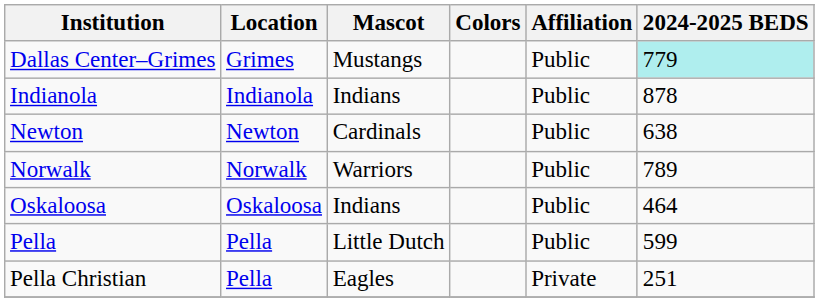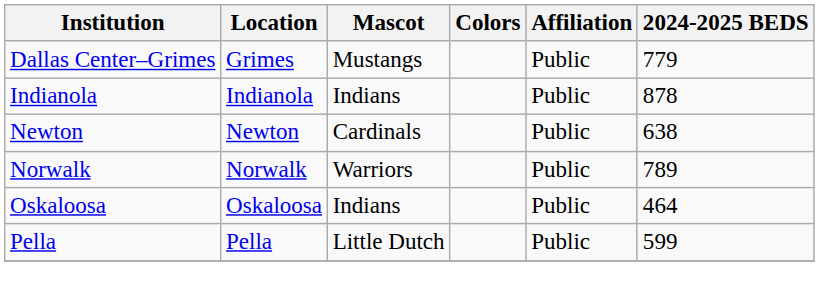(660, 59) paleturquoise background -> (660, 59) no background
- row: (78, 278)
